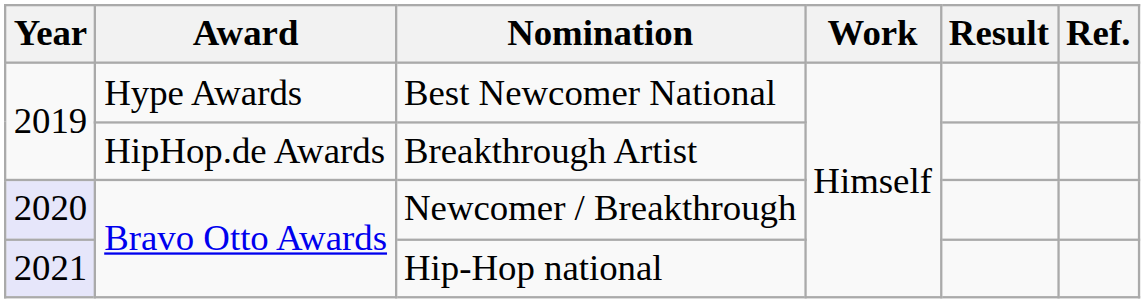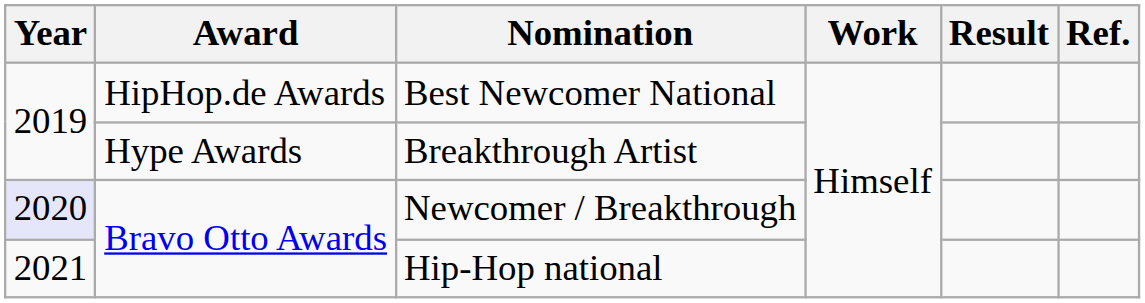(203, 92) Hype Awards -> (245, 92) HipHop.de Awards
(245, 150) HipHop.de Awards -> (203, 150) Hype Awards
(50, 267) lavender background -> (50, 267) no background
